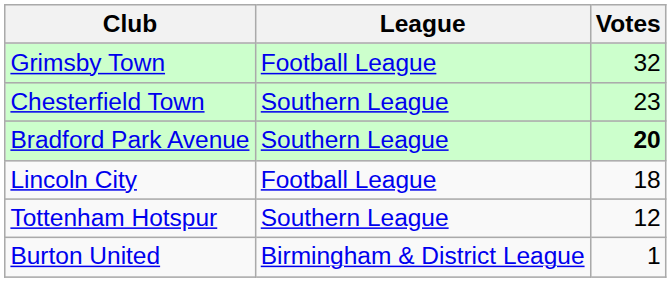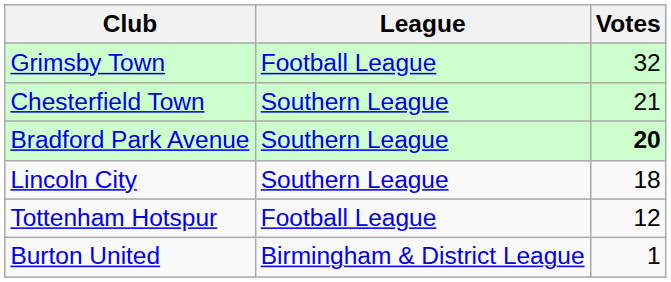(647, 101) 23 -> (647, 101) 21
(349, 179) Football League -> (355, 179) Southern League
(355, 218) Southern League -> (349, 218) Football League
